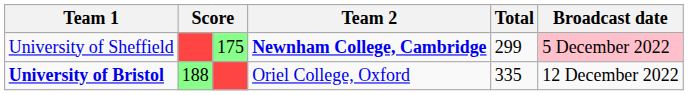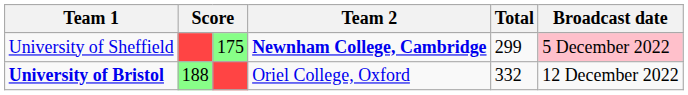(508, 75) 335 -> (508, 75) 332
